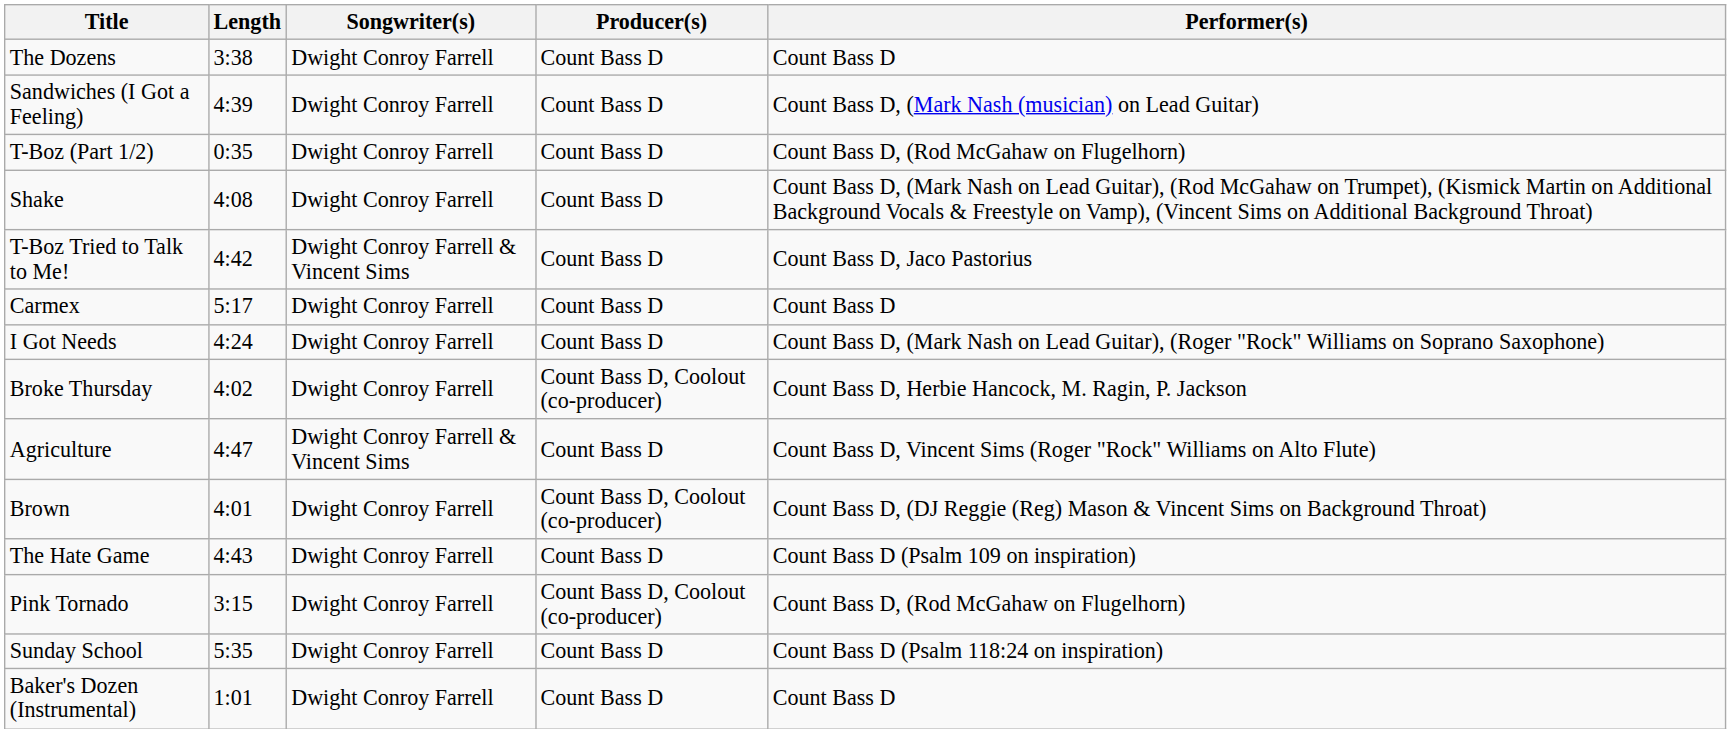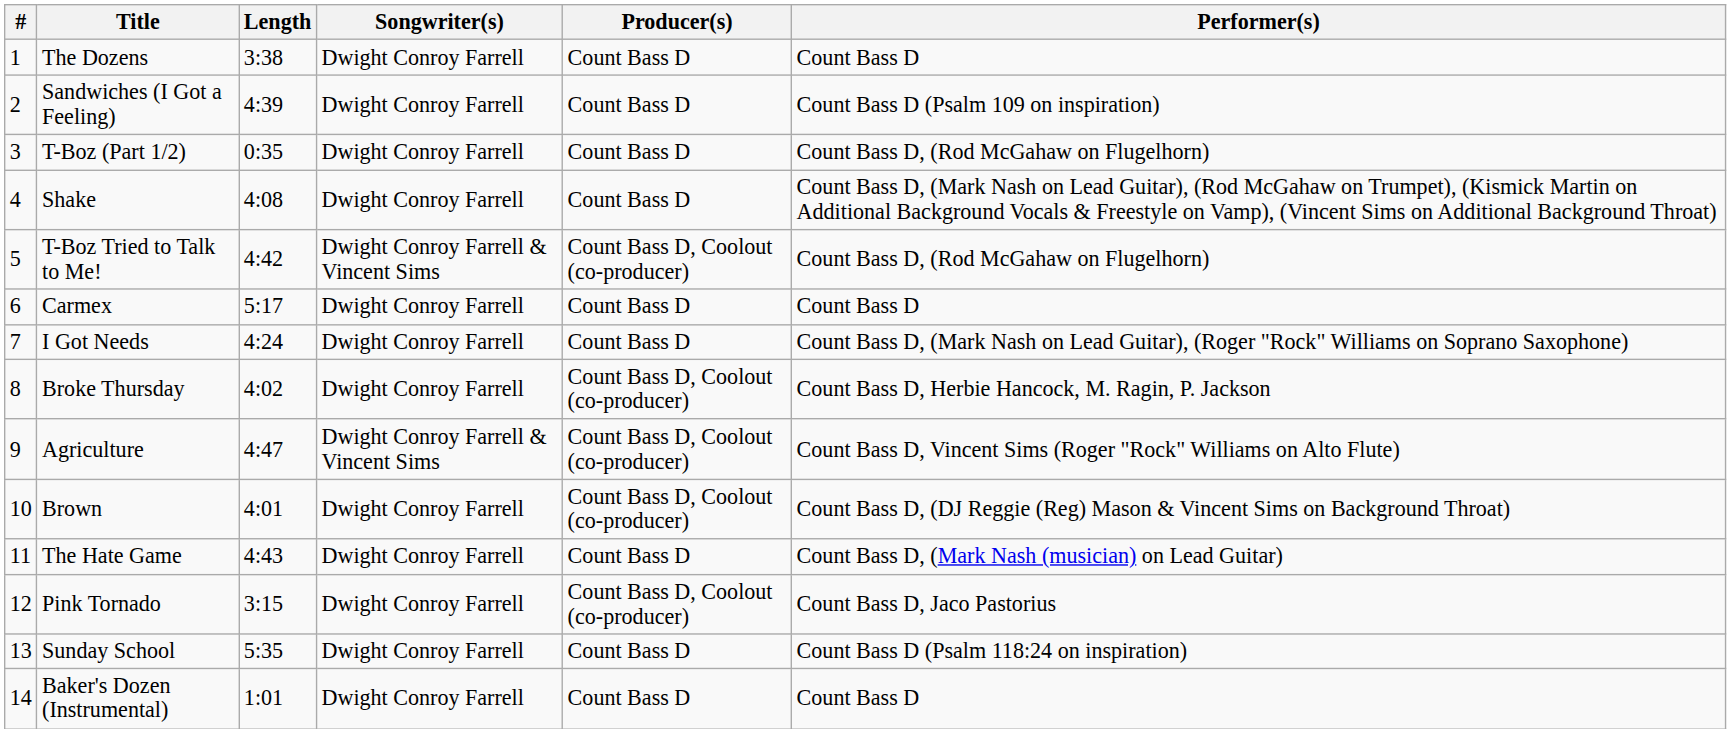+ column: (21, 22)
(1016, 104) Count Bass D, (Mark Nash (musician) on Lead Guitar) -> (978, 104) Count Bass D (Psalm 109 on inspiration)
(602, 259) Count Bass D -> (670, 259) Count Bass D, Coolout (co-producer)
(902, 259) Count Bass D, Jaco Pastorius -> (1003, 259) Count Bass D, (Rod McGahaw on Flugelhorn)
(602, 448) Count Bass D -> (670, 448) Count Bass D, Coolout (co-producer)
(954, 556) Count Bass D (Psalm 109 on inspiration) -> (1040, 556) Count Bass D, (Mark Nash (musician) on Lead Guitar)
(979, 603) Count Bass D, (Rod McGahaw on Flugelhorn) -> (926, 603) Count Bass D, Jaco Pastorius
